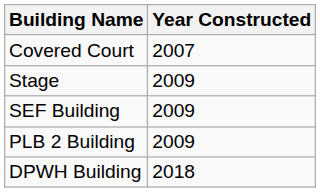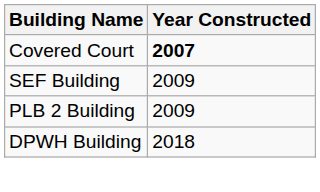(174, 50) normal -> (174, 50) bold
- row: (34, 80)
